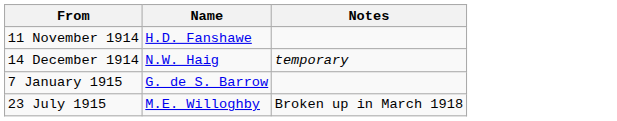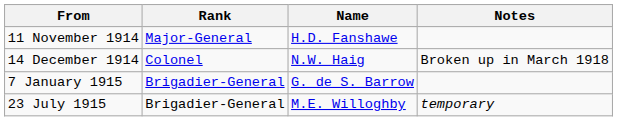+ column: (215, 16)
(312, 60) temporary -> (515, 60) Broken up in March 1918
(369, 105) Broken up in March 1918 -> (457, 105) temporary
